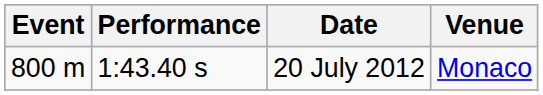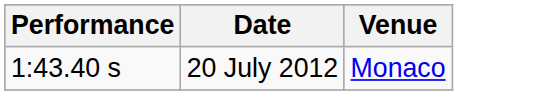- column: (48, 25)
